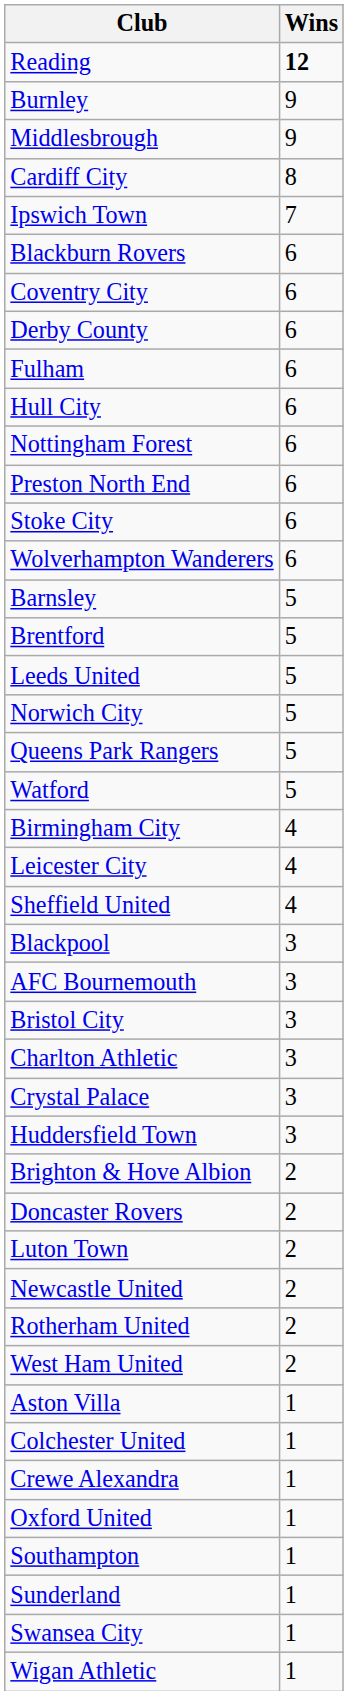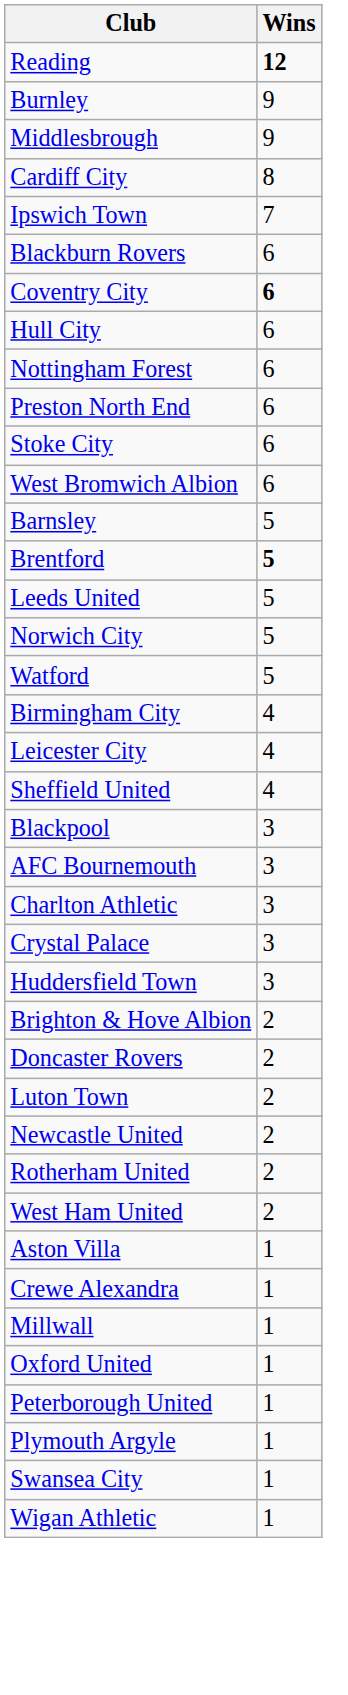(291, 291) normal -> (268, 291) bold
- row: (79, 330)
- row: (47, 368)
+ row: (124, 483)
- row: (142, 560)
(291, 636) normal -> (268, 560) bold
- row: (114, 751)
- row: (67, 1019)
- row: (98, 1441)
+ row: (52, 1326)
+ row: (111, 1403)
+ row: (93, 1441)
- row: (75, 1556)
- row: (65, 1594)
